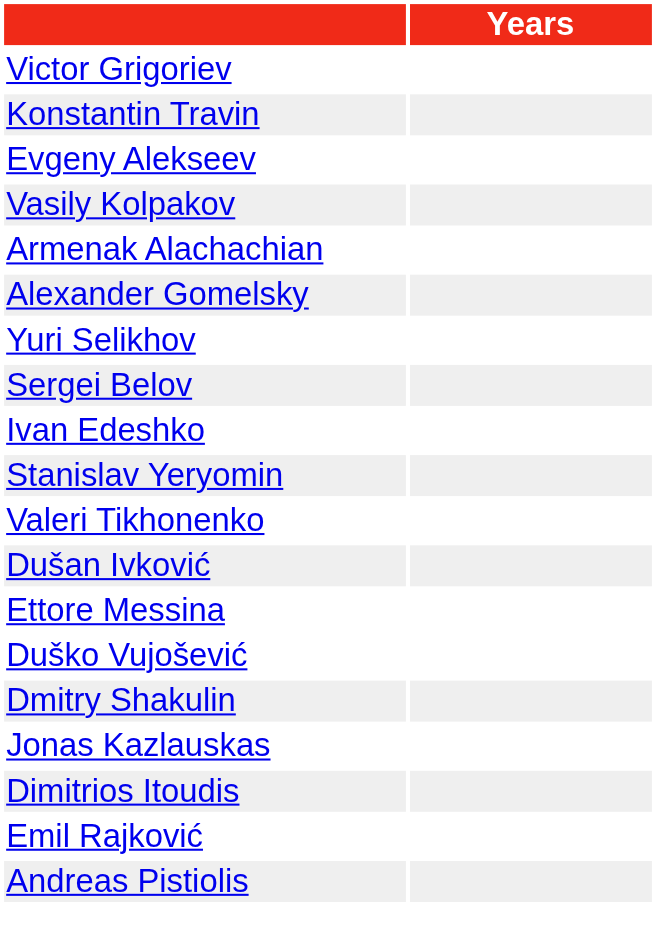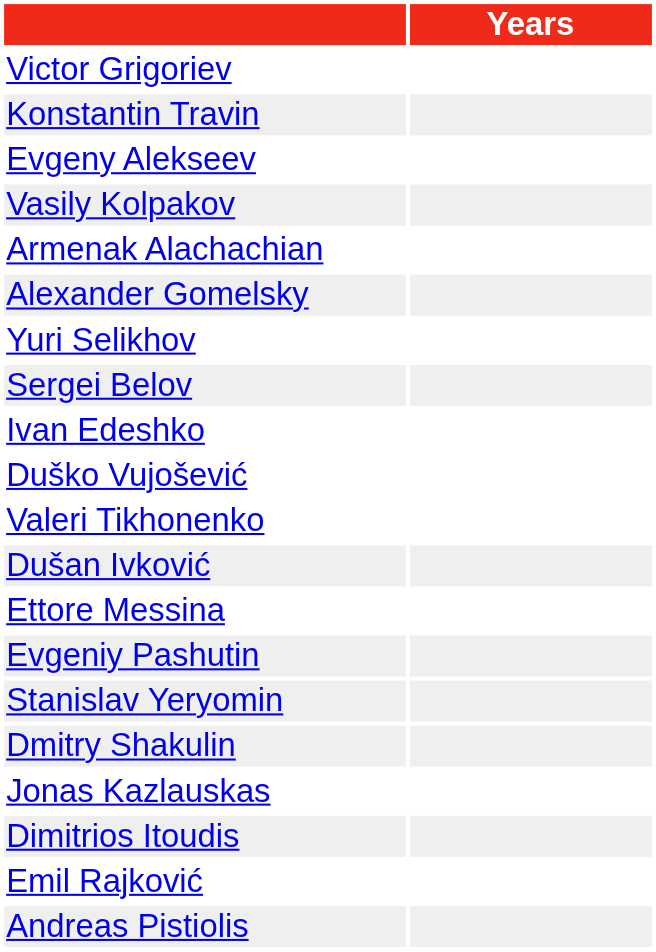rows swapped: (145, 475) <-> (127, 655)
+ row: (133, 655)
